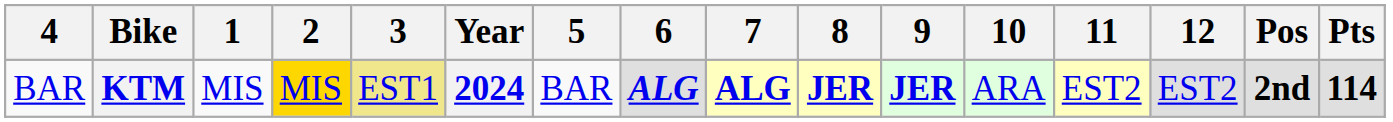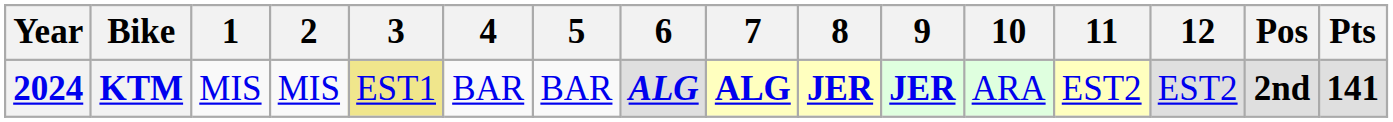columns swapped: (489, 32) <-> (49, 32)
(311, 87) gold background -> (309, 87) no background
(1352, 87) 114 -> (1353, 87) 141
